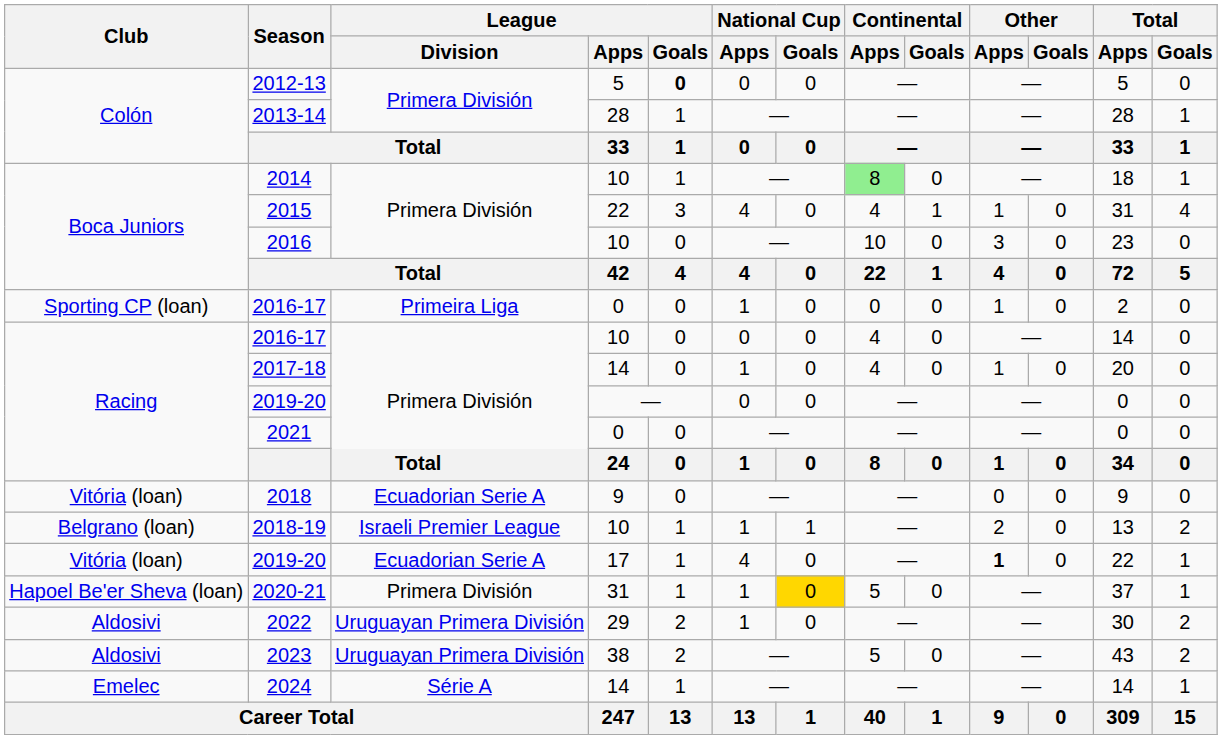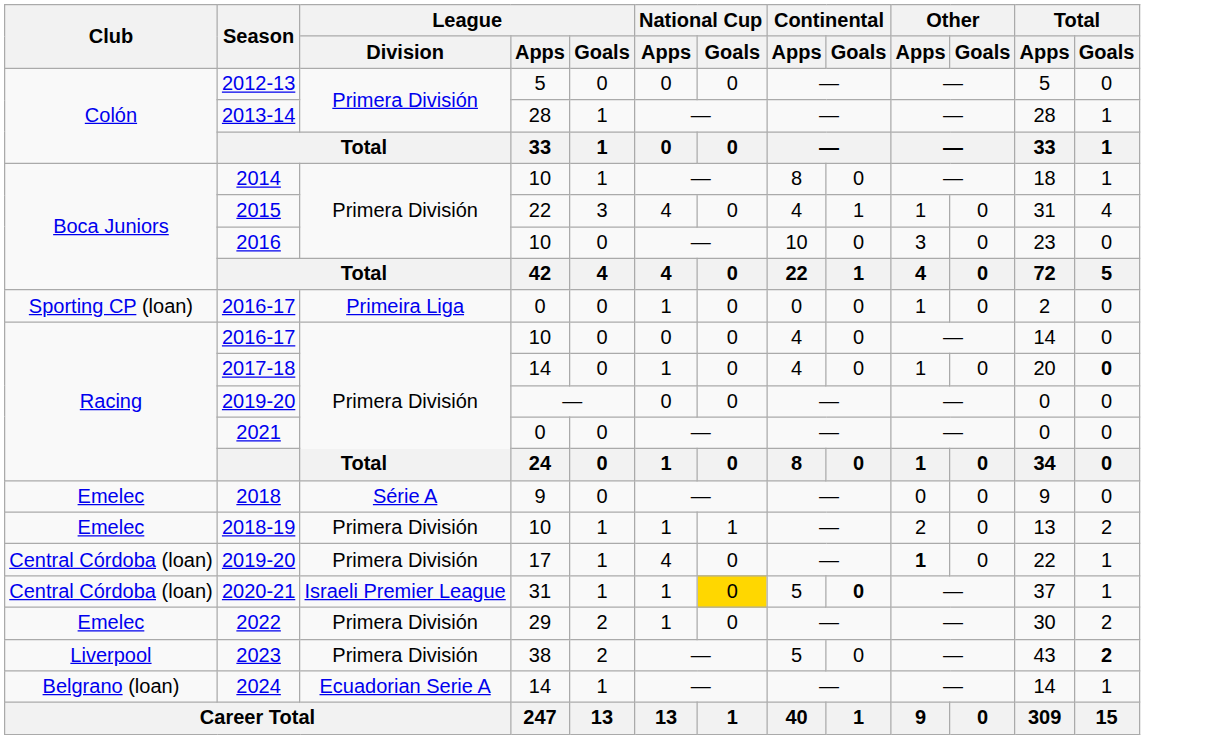(680, 83) bold -> (602, 83) normal
(875, 178) lightgreen background -> (797, 178) no background
(1185, 369) normal -> (1107, 369) bold
(126, 496) Vitória (loan) -> (111, 496) Emelec
(460, 496) Ecuadorian Serie A -> (405, 496) Série A
(126, 527) Belgrano (loan) -> (111, 527) Emelec
(460, 527) Israeli Premier League -> (405, 527) Primera División
(126, 559) Vitória (loan) -> (111, 559) Central Córdoba (loan)
(460, 559) Ecuadorian Serie A -> (405, 559) Primera División
(126, 591) Hapoel Be'er Sheva (loan) -> (111, 591) Central Córdoba (loan)
(460, 591) Primera División -> (405, 591) Israeli Premier League
(937, 591) normal -> (859, 591) bold
(126, 623) Aldosivi -> (111, 623) Emelec
(460, 623) Uruguayan Primera División -> (405, 623) Primera División
(126, 654) Aldosivi -> (111, 654) Liverpool
(460, 654) Uruguayan Primera División -> (405, 654) Primera División
(1185, 654) normal -> (1107, 654) bold
(126, 686) Emelec -> (111, 686) Belgrano (loan)
(460, 686) Série A -> (405, 686) Ecuadorian Serie A
